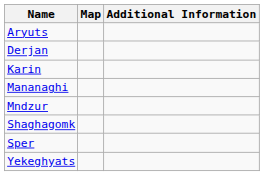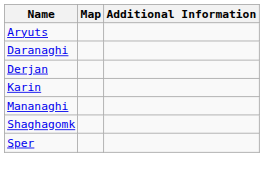+ row: (38, 51)
- row: (28, 106)
- row: (41, 161)
